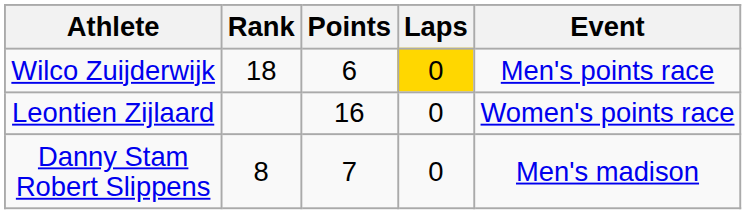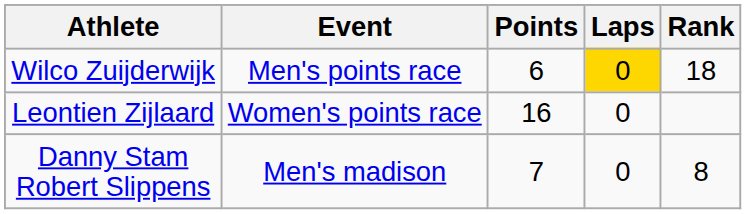columns swapped: (608, 27) <-> (261, 27)
